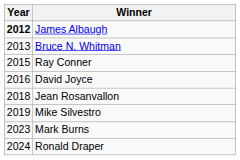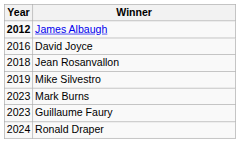- row: (78, 46)
- row: (63, 63)
+ row: (74, 113)
